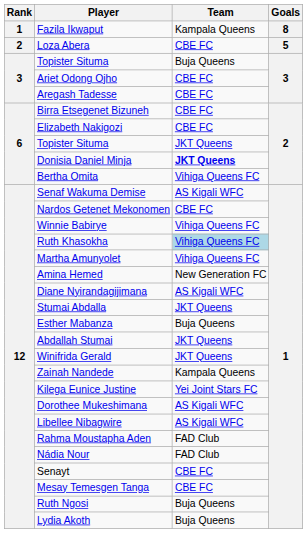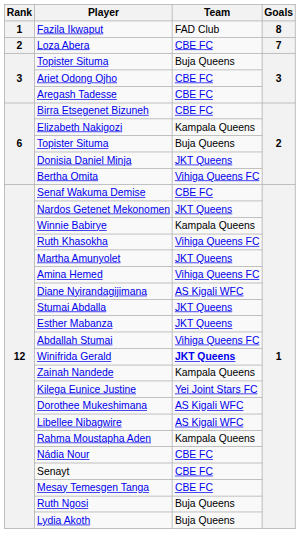(215, 29) Kampala Queens -> (197, 29) FAD Club
(286, 46) 5 -> (279, 46) 7
(194, 128) CBE FC -> (215, 128) Kampala Queens
(204, 144) JKT Queens -> (205, 144) Buja Queens
(205, 160) bold -> (204, 160) normal
(209, 193) AS Kigali WFC -> (194, 193) CBE FC
(194, 210) CBE FC -> (204, 210) JKT Queens
(217, 226) Vihiga Queens FC -> (215, 226) Kampala Queens
(217, 242) lightblue background -> (217, 242) no background
(217, 259) Vihiga Queens FC -> (204, 259) JKT Queens
(221, 275) New Generation FC -> (217, 275) Vihiga Queens FC
(205, 324) Buja Queens -> (204, 324) JKT Queens
(204, 341) JKT Queens -> (217, 341) Vihiga Queens FC
(204, 357) normal -> (205, 357) bold
(197, 439) FAD Club -> (215, 439) Kampala Queens
(197, 455) FAD Club -> (194, 455) CBE FC
